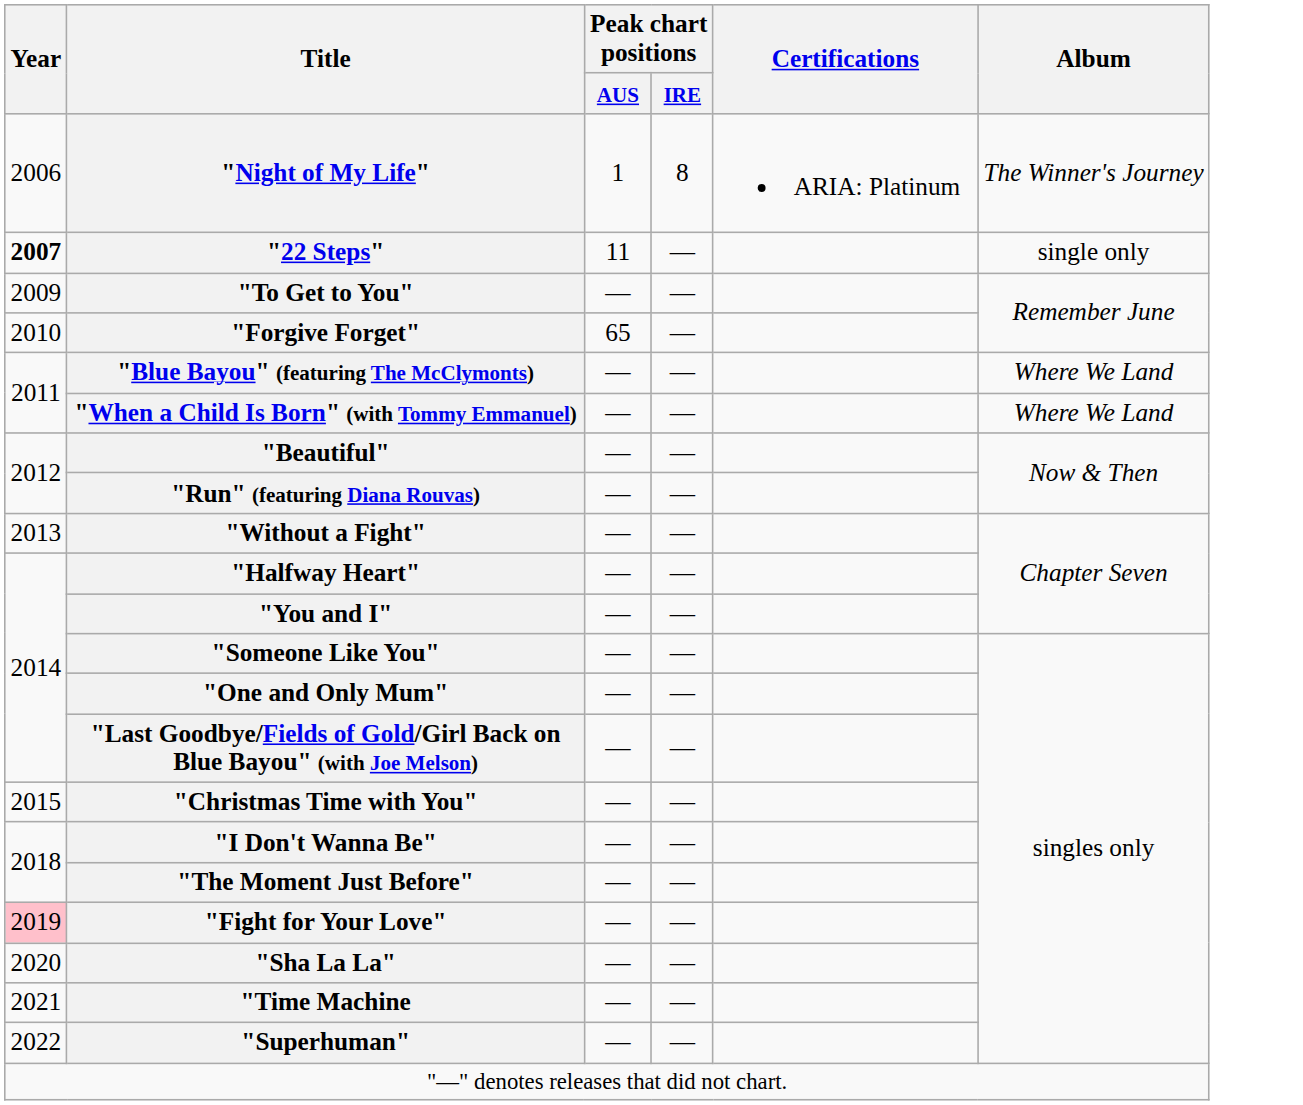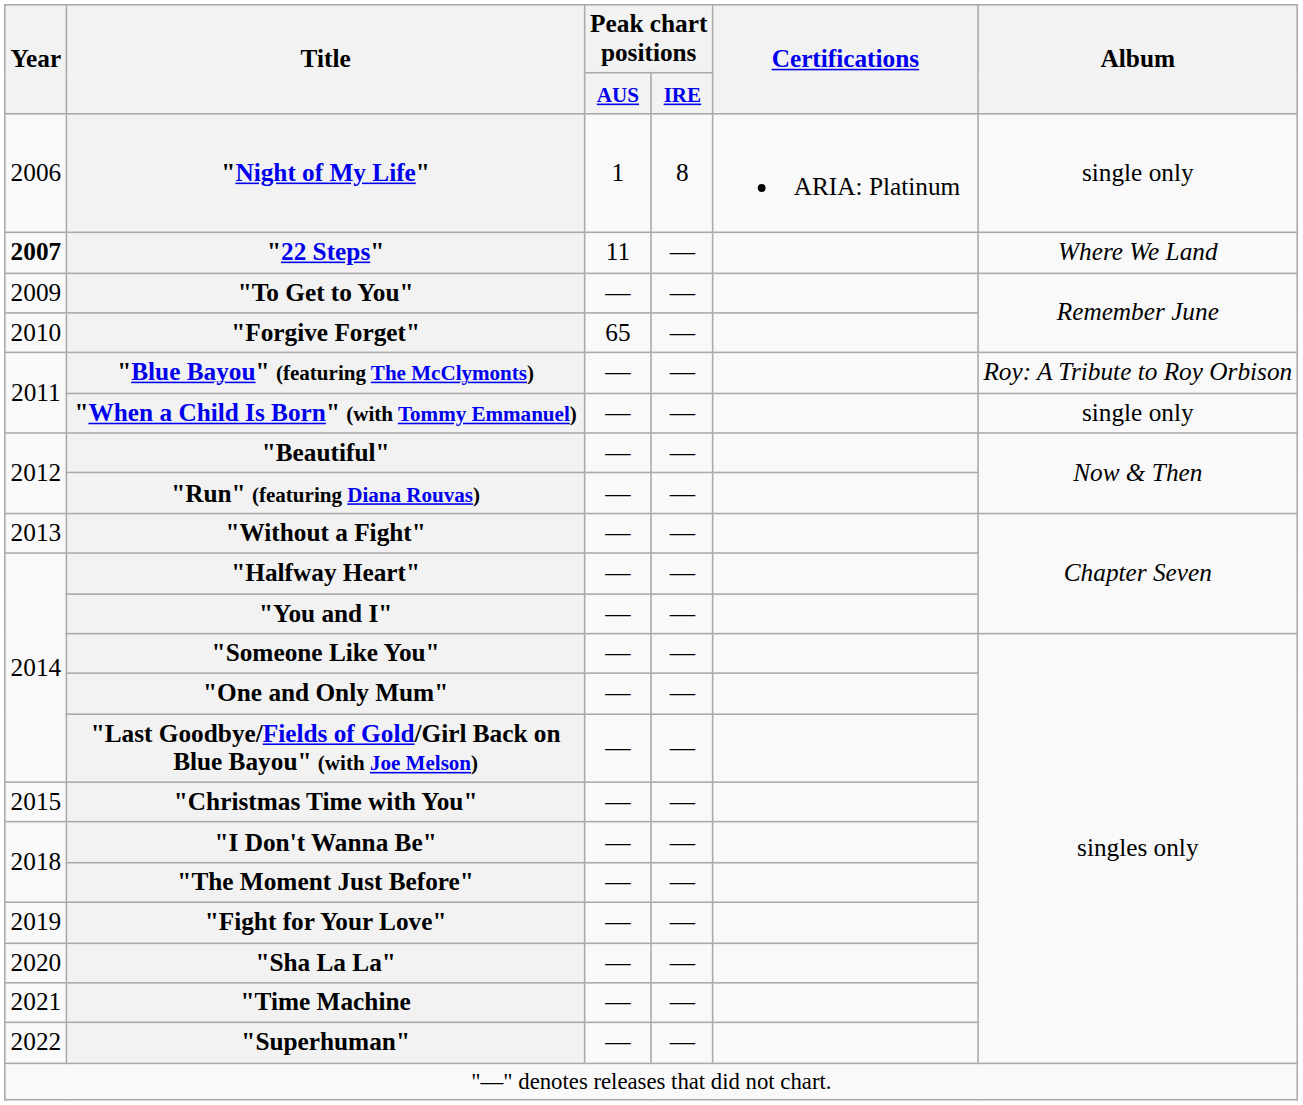(1094, 172) The Winner's Journey -> (1138, 172) single only
(1094, 252) single only -> (1138, 252) Where We Land
(1094, 372) Where We Land -> (1138, 372) Roy: A Tribute to Roy Orbison
(1094, 412) Where We Land -> (1138, 412) single only
(36, 922) pink background -> (36, 922) no background
